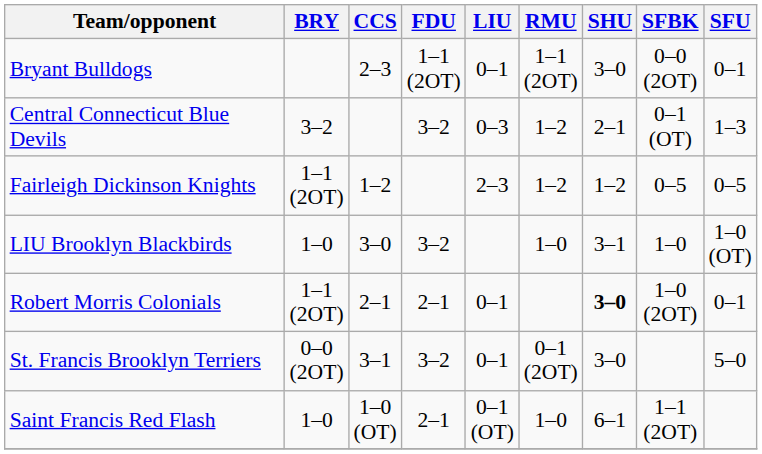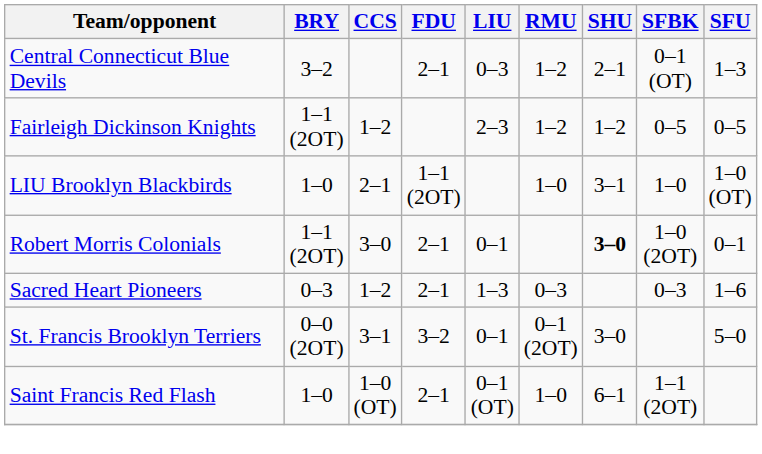- row: (81, 68)
(434, 126) 3–2 -> (434, 68) 2–1
(375, 243) 3–0 -> (375, 185) 2–1
(434, 243) 3–2 -> (434, 185) 1–1 (2OT)
(375, 302) 2–1 -> (375, 243) 3–0
+ row: (106, 290)
